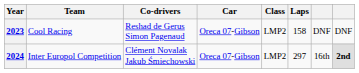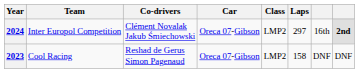rows swapped: (15, 31) <-> (15, 56)
